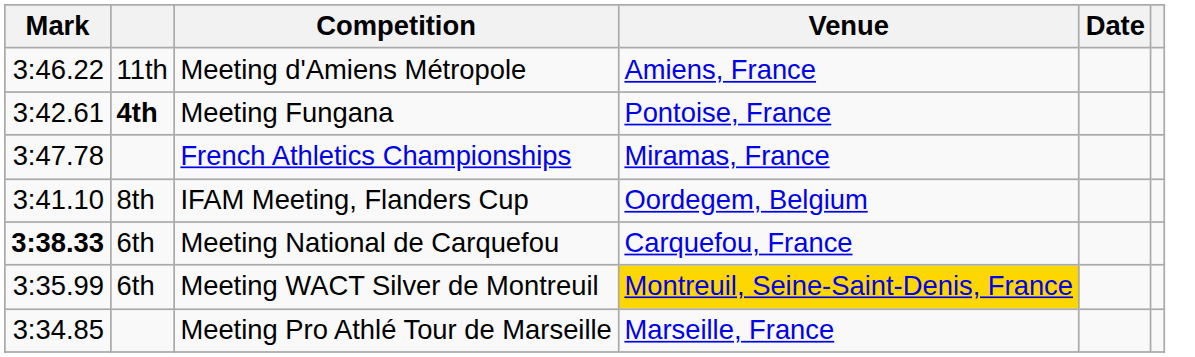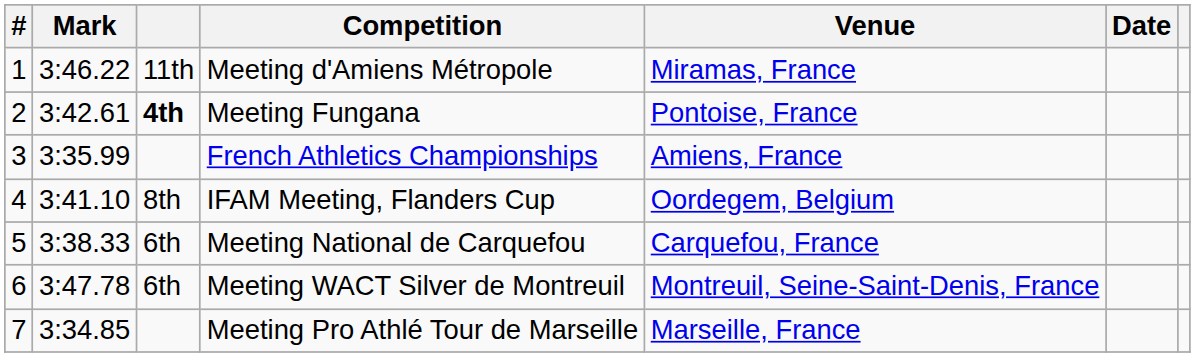+ column: (19, 26)
(720, 69) Amiens, France -> (753, 69) Miramas, France
(58, 156) 3:47.78 -> (85, 156) 3:35.99
(727, 156) Miramas, France -> (747, 156) Amiens, France
(58, 243) bold -> (85, 243) normal
(58, 286) 3:35.99 -> (85, 286) 3:47.78
(849, 286) gold background -> (875, 286) no background
